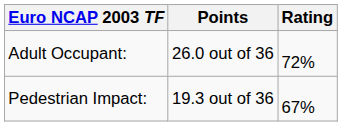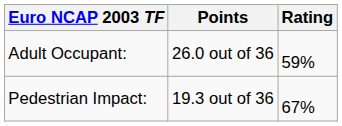(298, 62) 72% -> (298, 62) 59%
